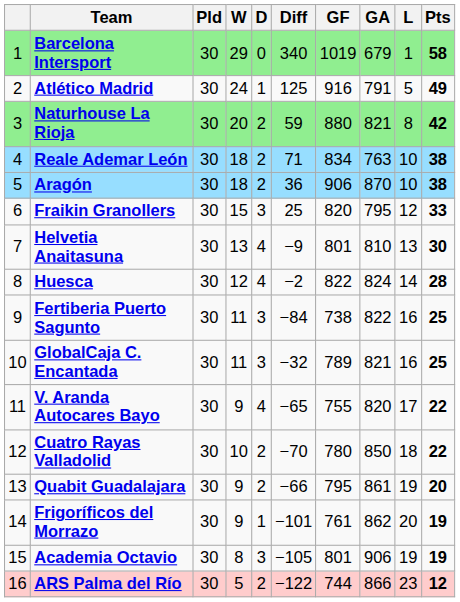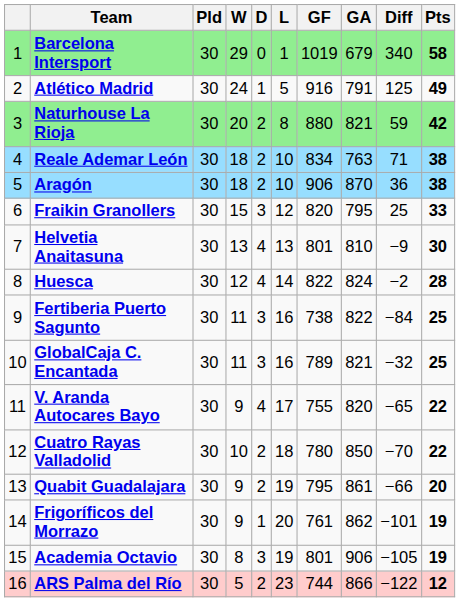columns swapped: (408, 17) <-> (294, 17)
